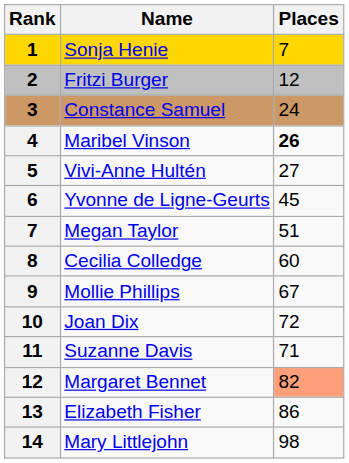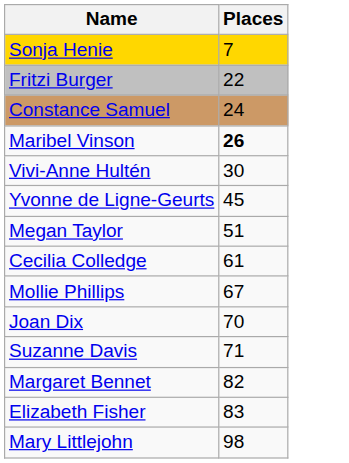- column: (32, 19)
(289, 79) 12 -> (234, 79) 22
(289, 170) 27 -> (234, 170) 30
(289, 261) 60 -> (234, 261) 61
(289, 321) 72 -> (234, 321) 70
(289, 381) lightsalmon background -> (234, 381) no background
(289, 412) 86 -> (234, 412) 83
